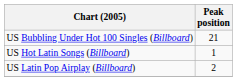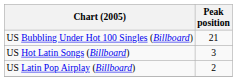(214, 53) 1 -> (214, 53) 3
